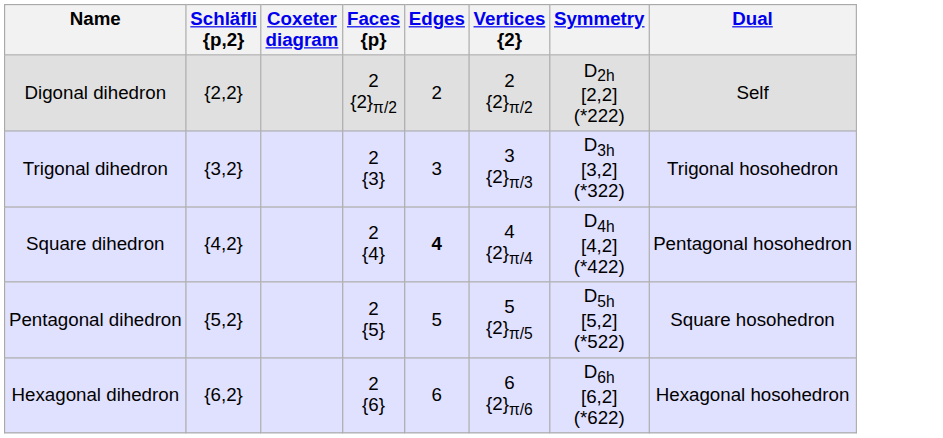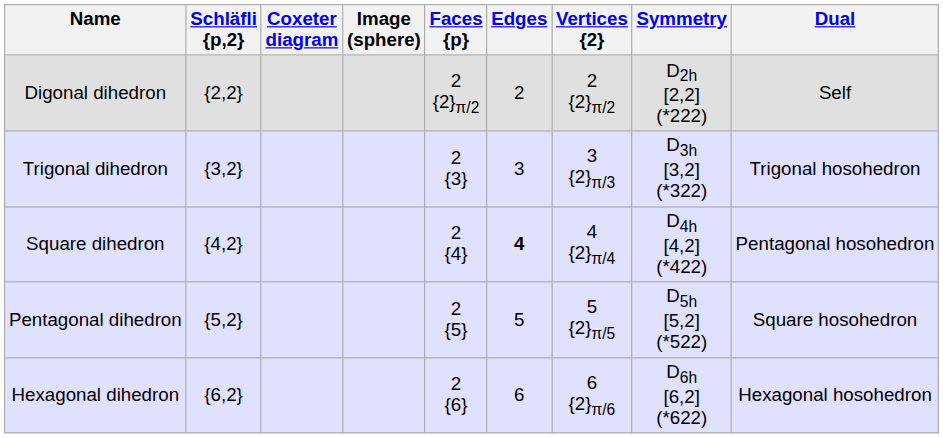+ column: (384, 29)
